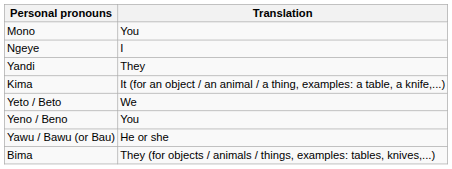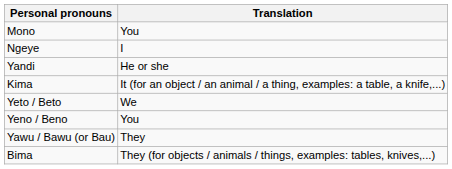(133, 66) They -> (144, 66) He or she
(144, 137) He or she -> (133, 137) They
